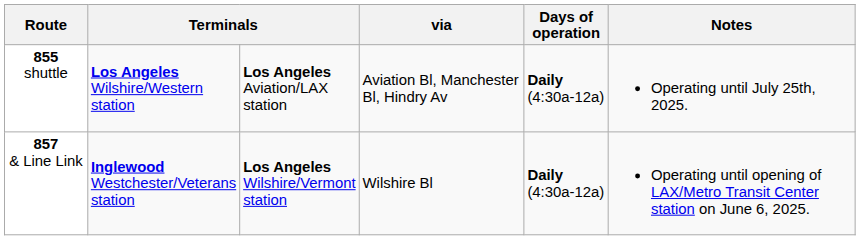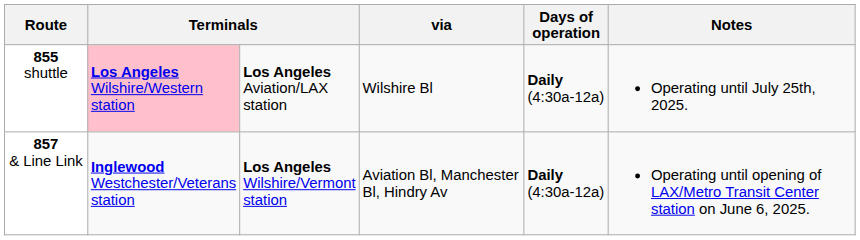(147, 88) no background -> (147, 88) pink background
(441, 88) Aviation Bl, Manchester Bl, Hindry Av -> (398, 88) Wilshire Bl
(398, 183) Wilshire Bl -> (441, 183) Aviation Bl, Manchester Bl, Hindry Av
